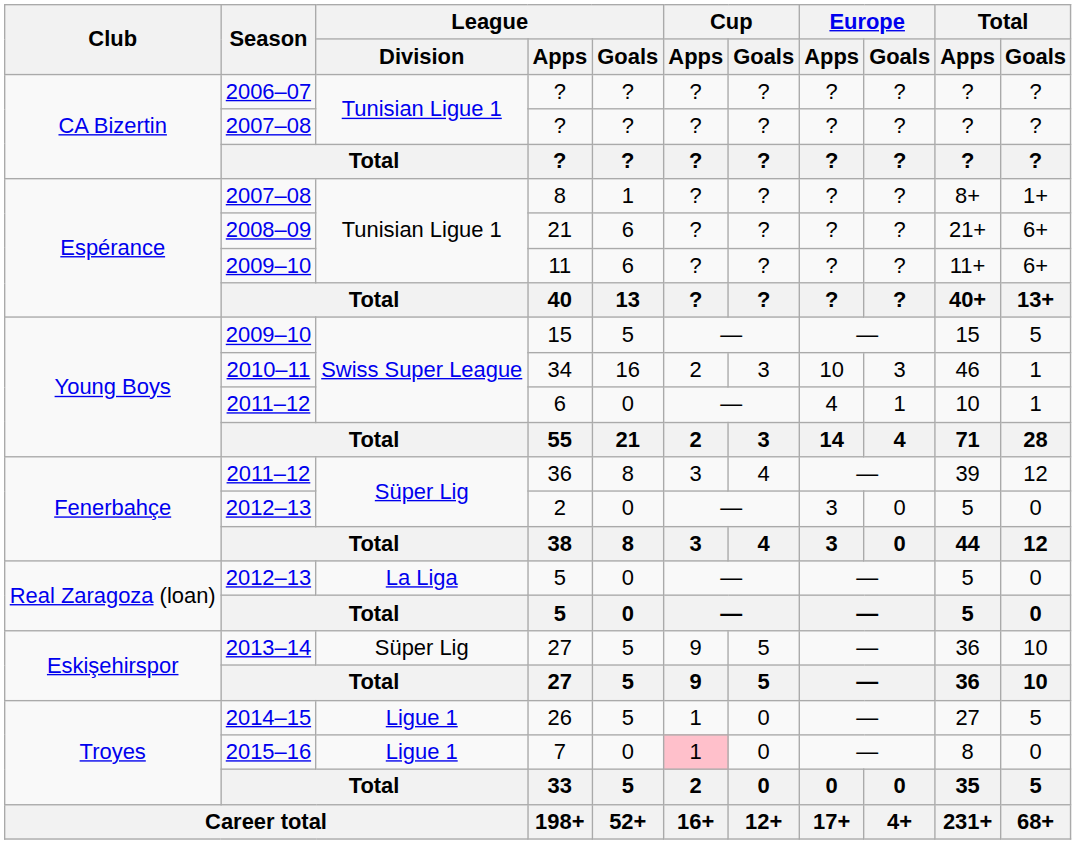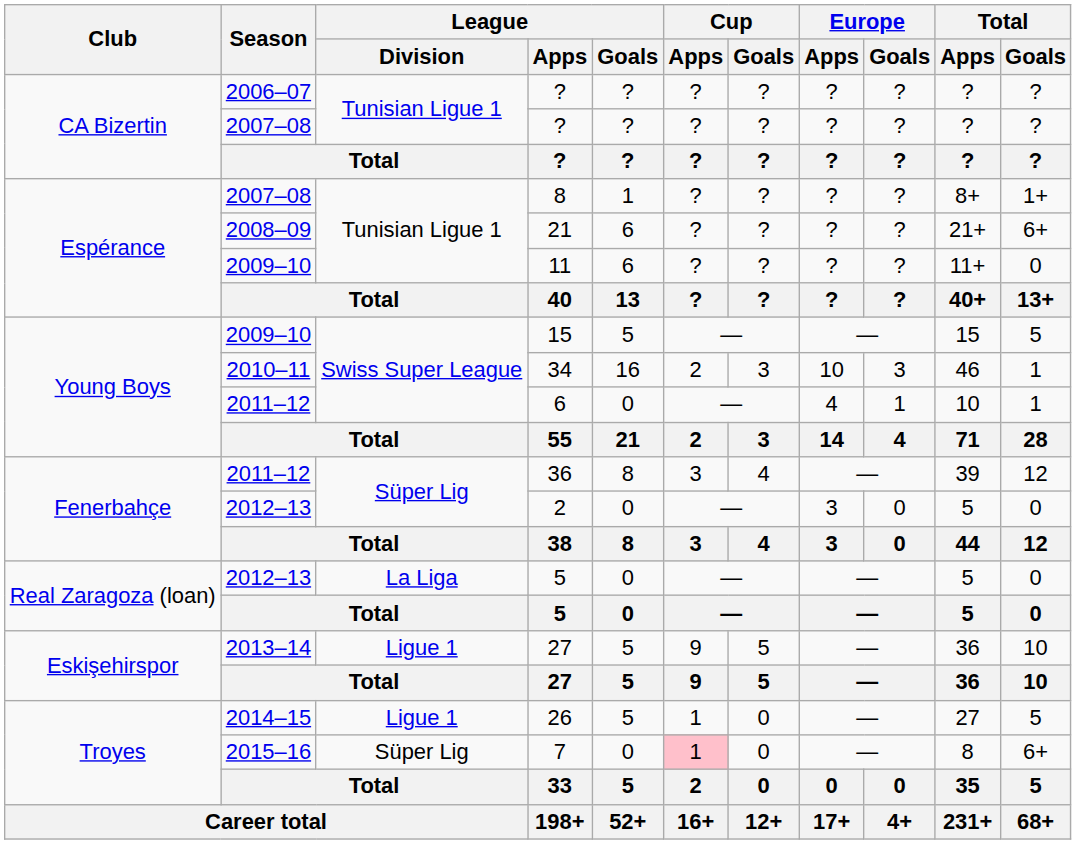(1036, 265) 6+ -> (1036, 265) 0
(422, 647) Süper Lig -> (422, 647) Ligue 1
(422, 751) Ligue 1 -> (422, 751) Süper Lig
(1036, 751) 0 -> (1036, 751) 6+
